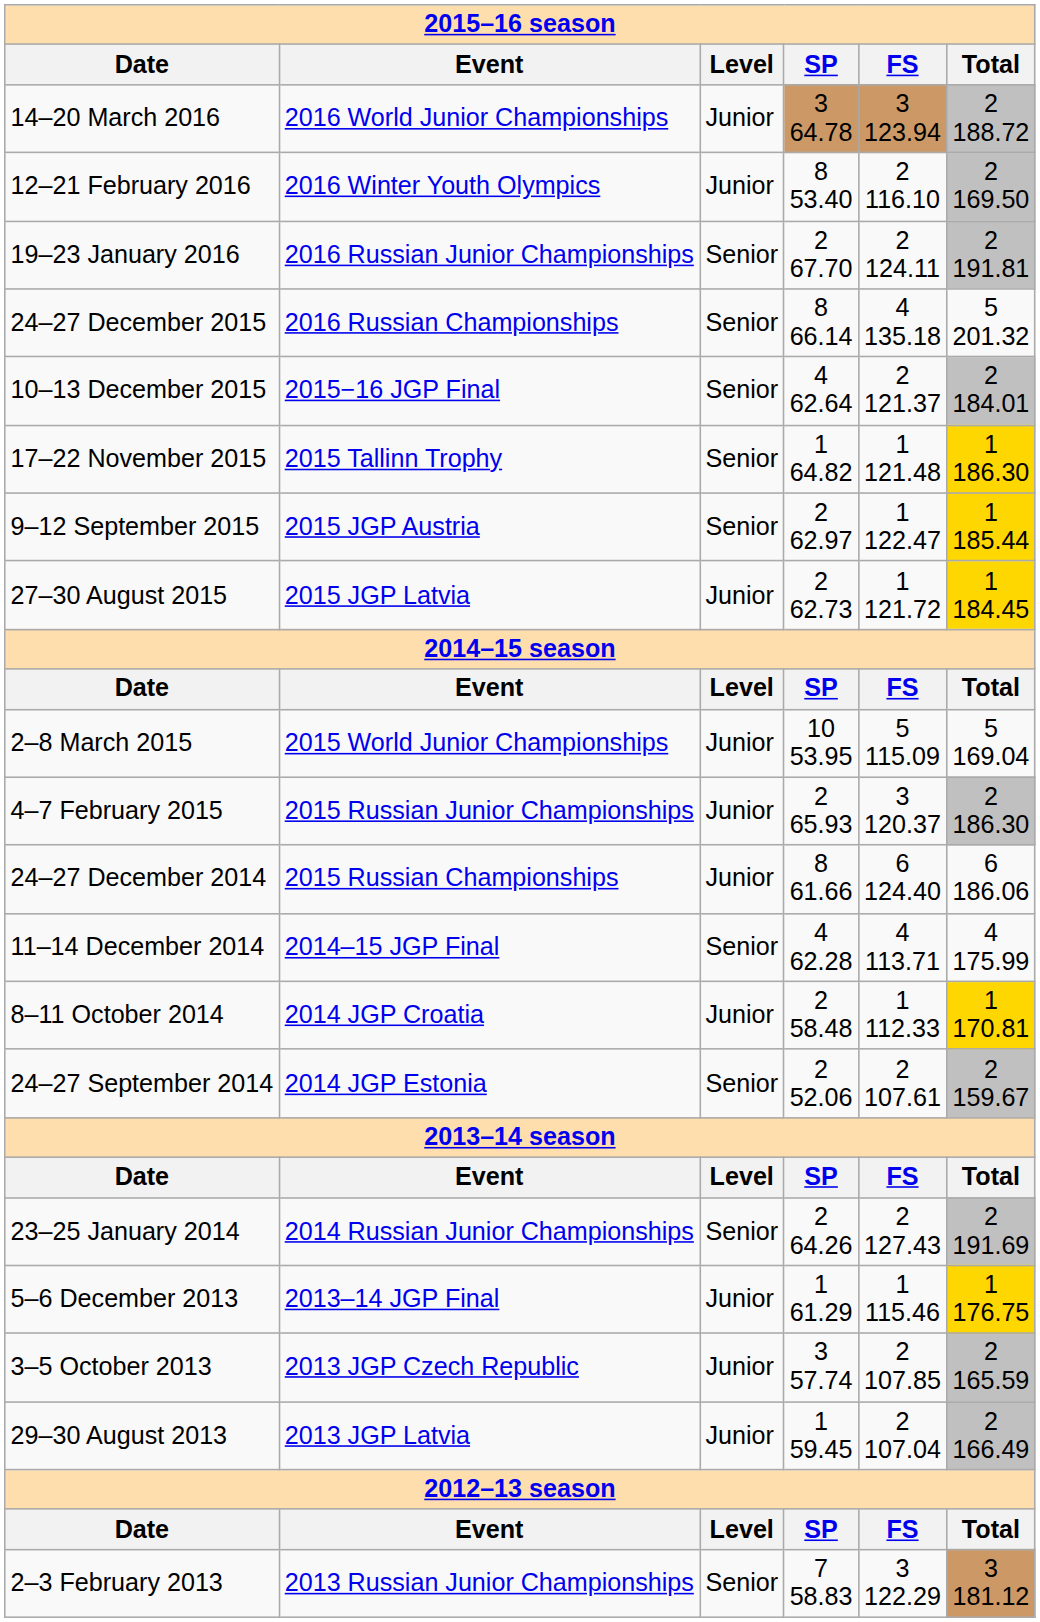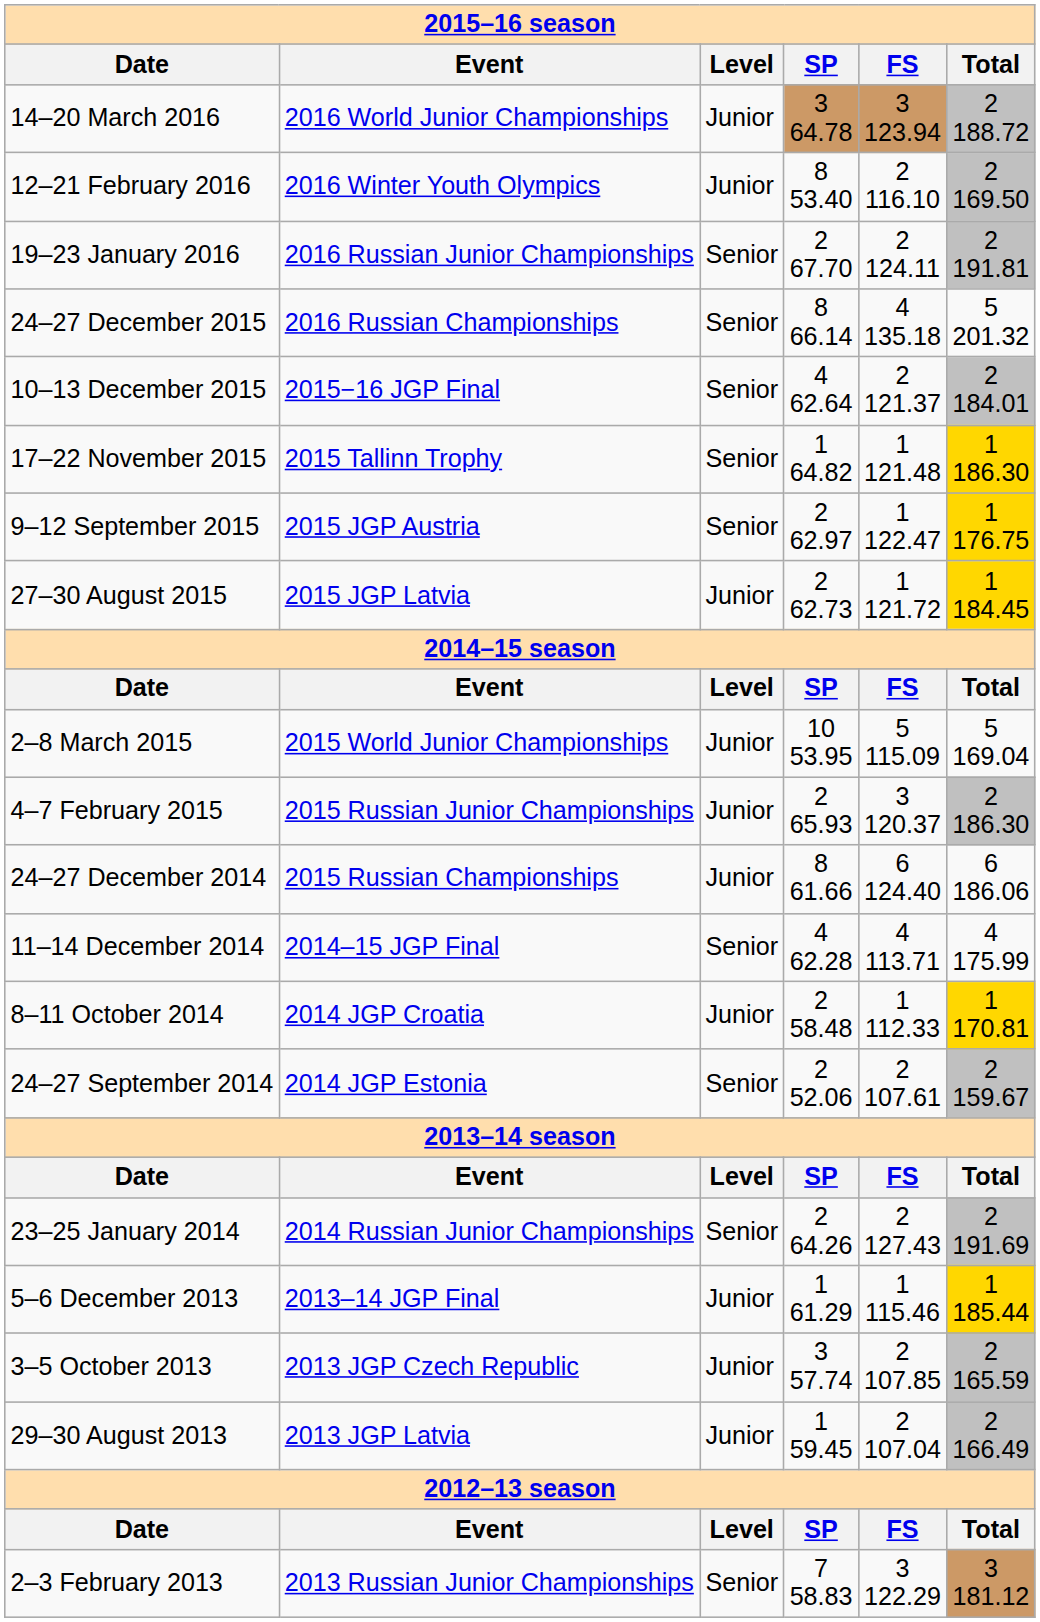(991, 526) 1 185.44 -> (991, 526) 1 176.75
(991, 1299) 1 176.75 -> (991, 1299) 1 185.44
